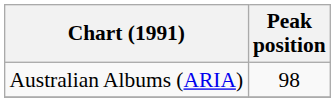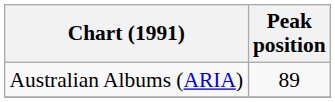(289, 79) 98 -> (289, 79) 89
